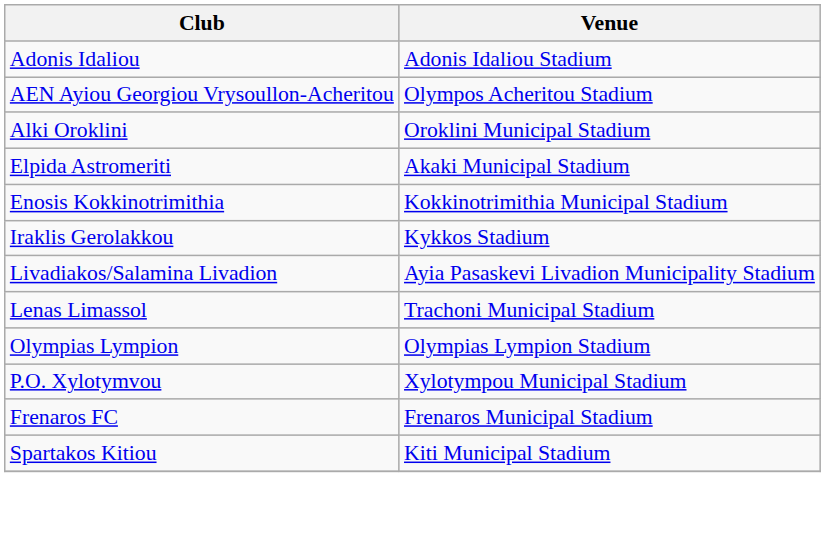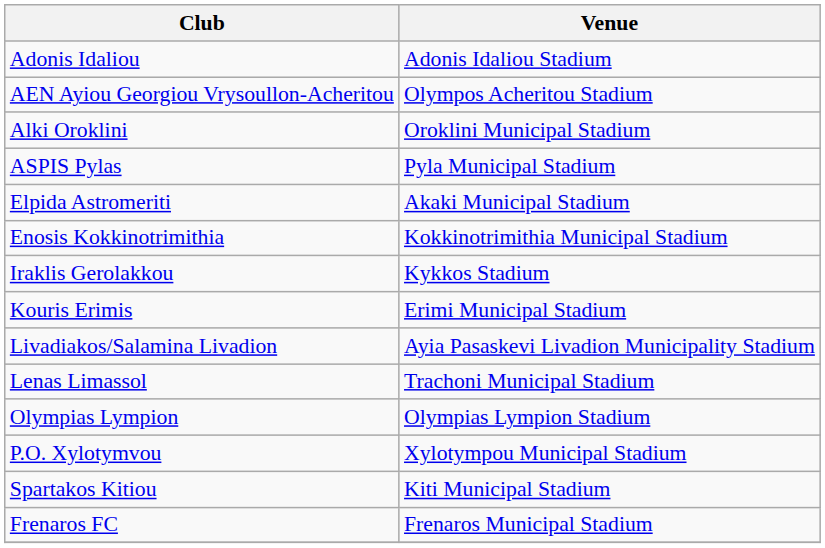+ row: (66, 166)
+ row: (71, 309)
rows swapped: (83, 453) <-> (64, 417)
